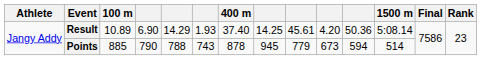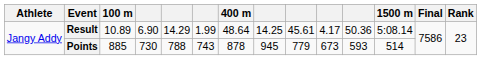(206, 30) 1.93 -> (206, 30) 1.99
(236, 30) 37.40 -> (236, 30) 48.64
(330, 30) 4.20 -> (330, 30) 4.17
(148, 47) 790 -> (148, 47) 730
(358, 47) 594 -> (358, 47) 593
